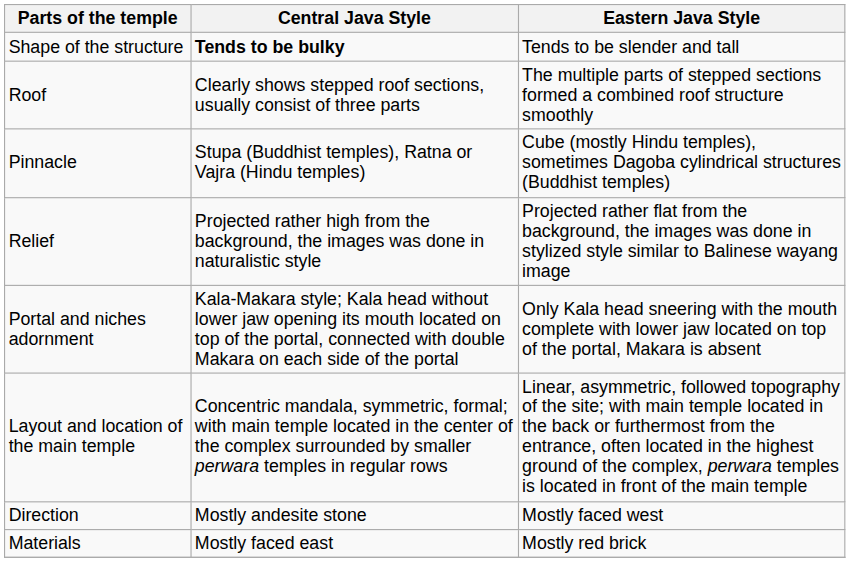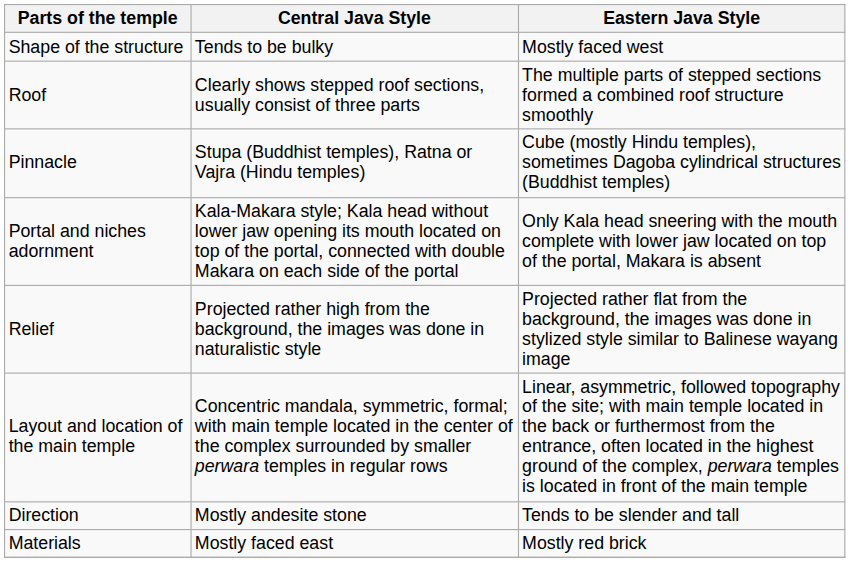(270, 46) bold -> (264, 46) normal
(631, 46) Tends to be slender and tall -> (593, 46) Mostly faced west
rows swapped: (77, 329) <-> (31, 241)
(593, 515) Mostly faced west -> (631, 515) Tends to be slender and tall
